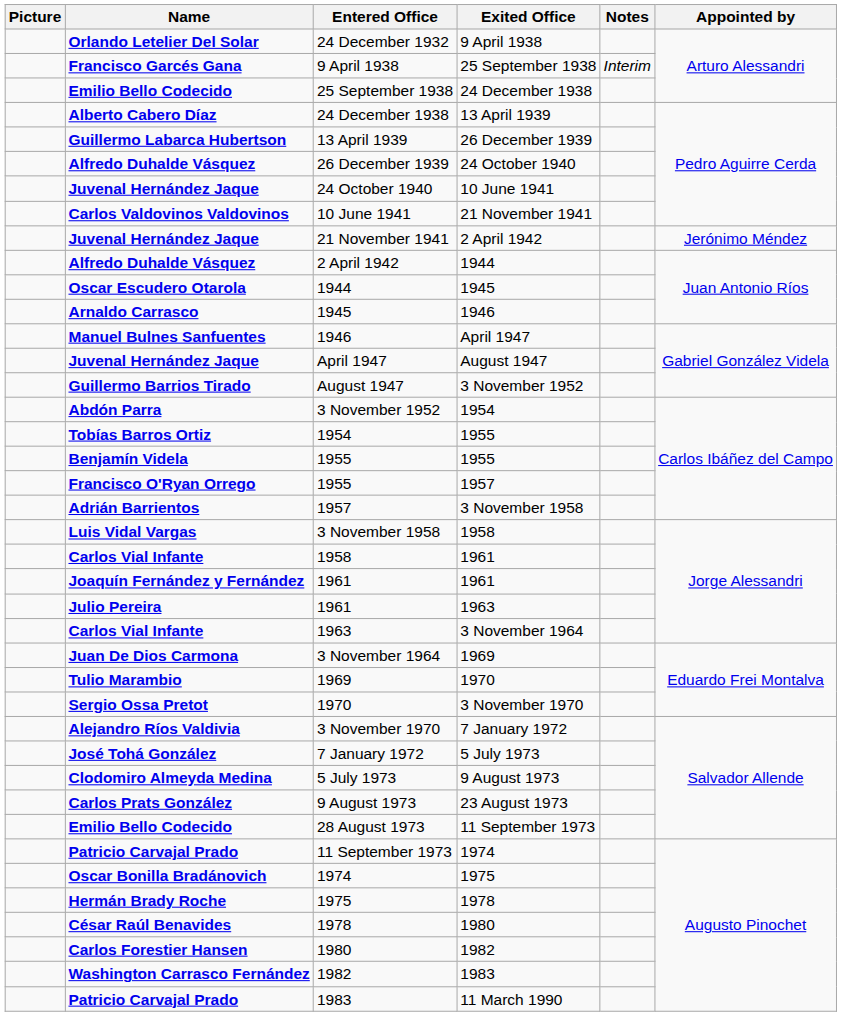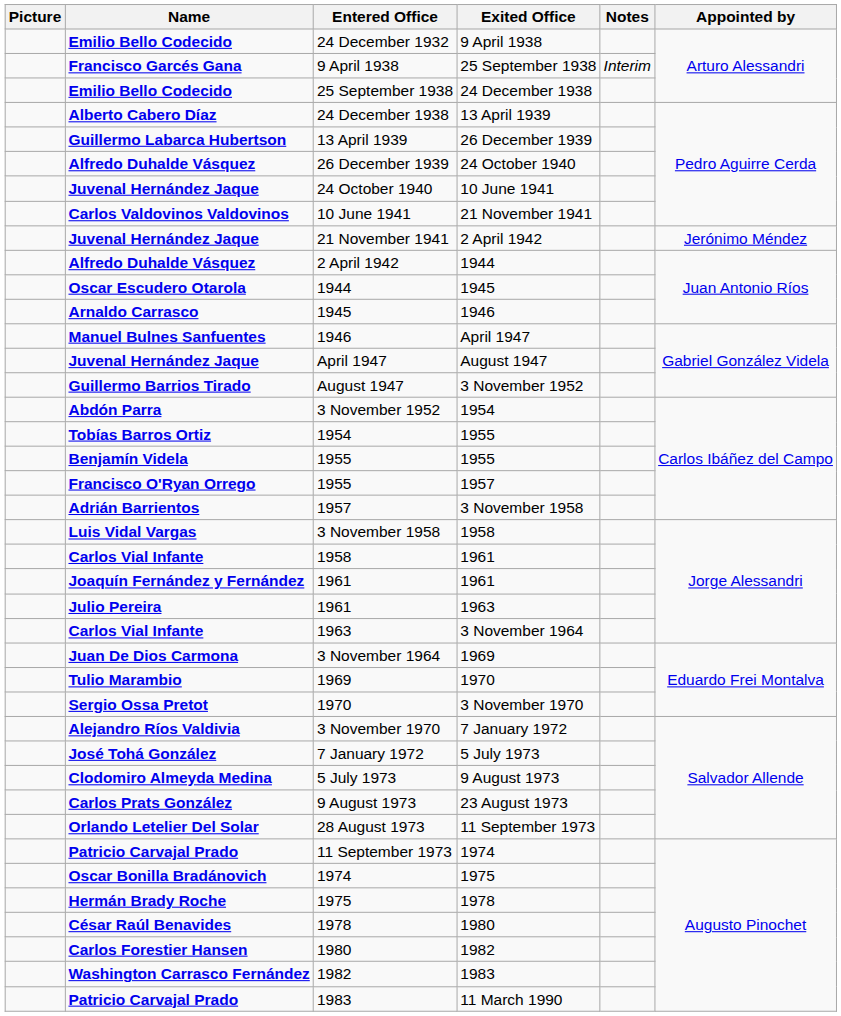(164, 42) Orlando Letelier Del Solar -> (150, 42) Emilio Bello Codecido
(150, 827) Emilio Bello Codecido -> (164, 827) Orlando Letelier Del Solar
